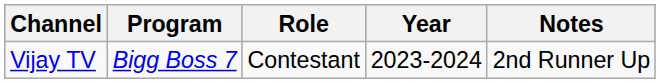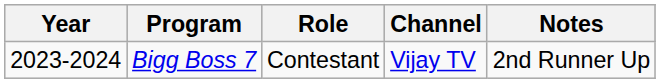columns swapped: (426, 23) <-> (56, 23)
